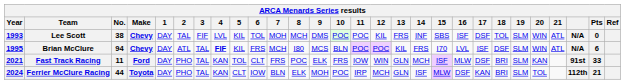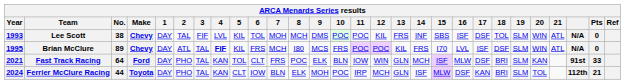(120, 48) 94 -> (120, 48) 89
(341, 48) BLN -> (341, 48) FRS
(597, 48) 6 -> (597, 48) 0
(120, 60) 11 -> (120, 60) 64
(341, 60) FRS -> (341, 60) BLN
